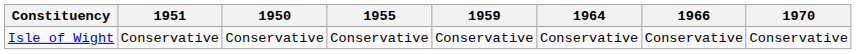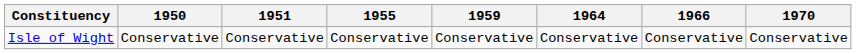columns swapped: (275, 16) <-> (170, 16)
